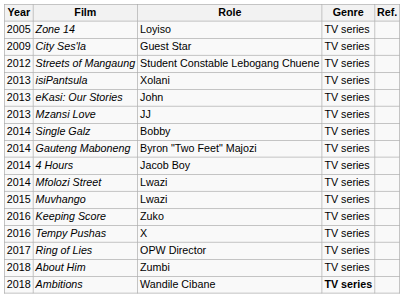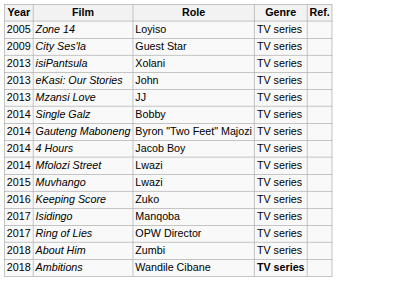- row: (85, 64)
- row: (71, 234)
+ row: (54, 217)
